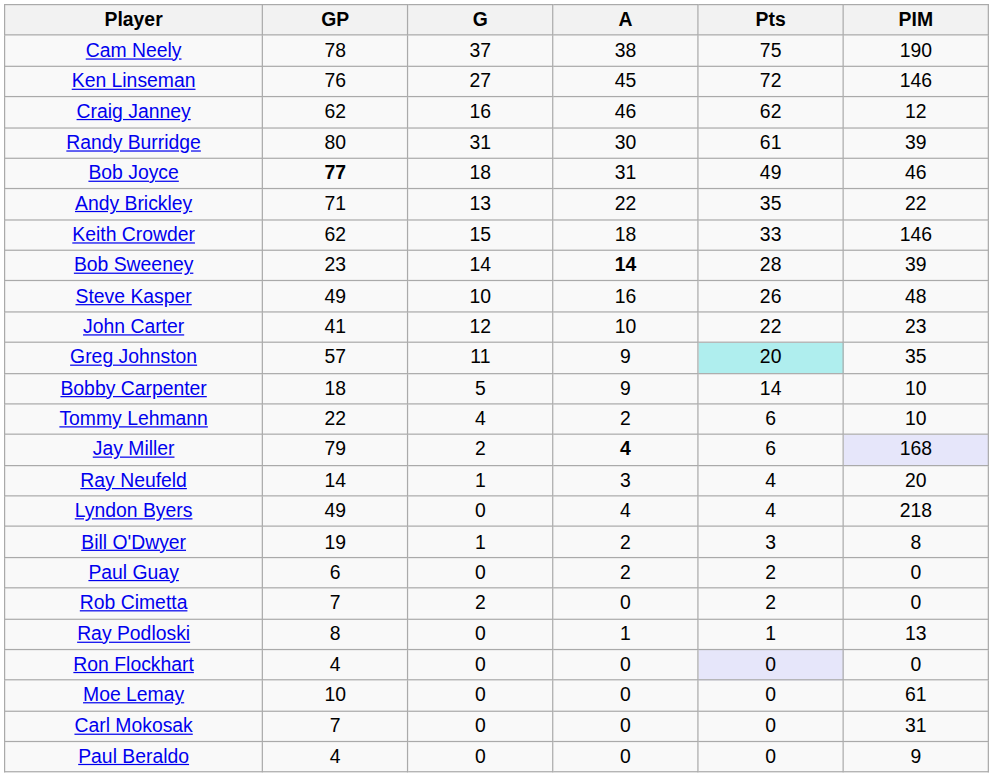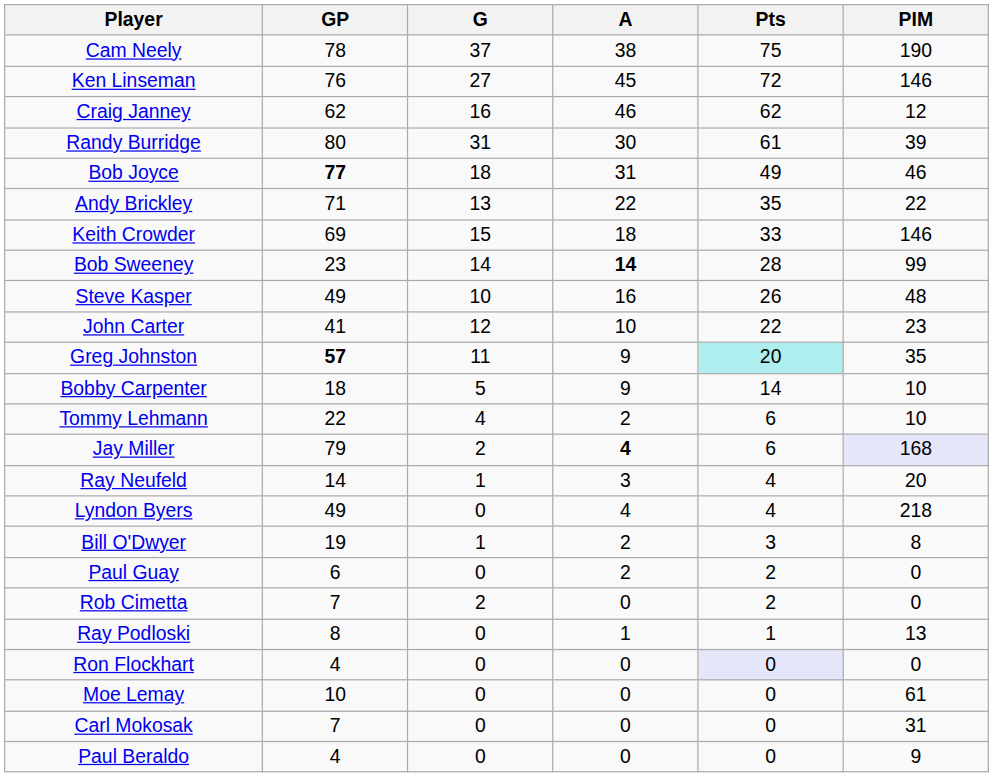(335, 234) 62 -> (335, 234) 69
(916, 265) 39 -> (916, 265) 99
(335, 357) normal -> (335, 357) bold
